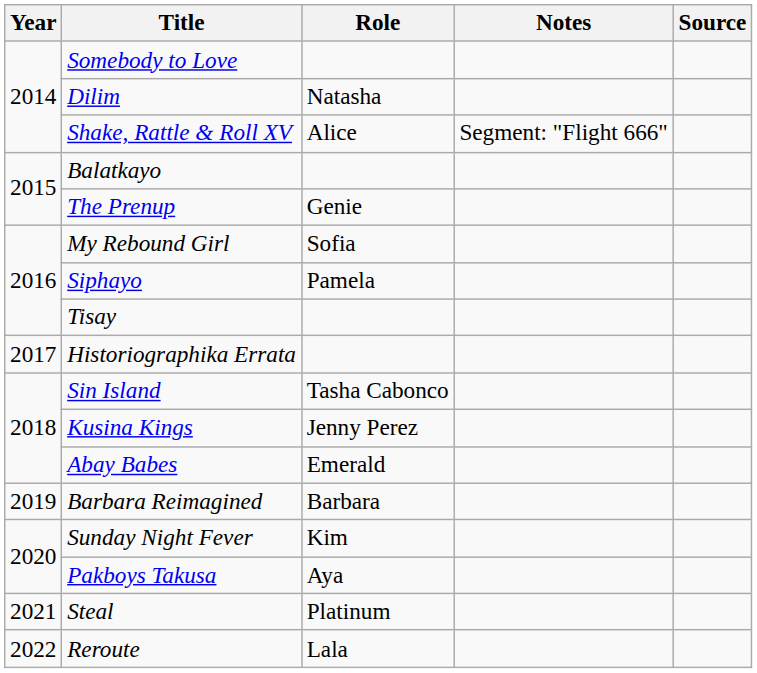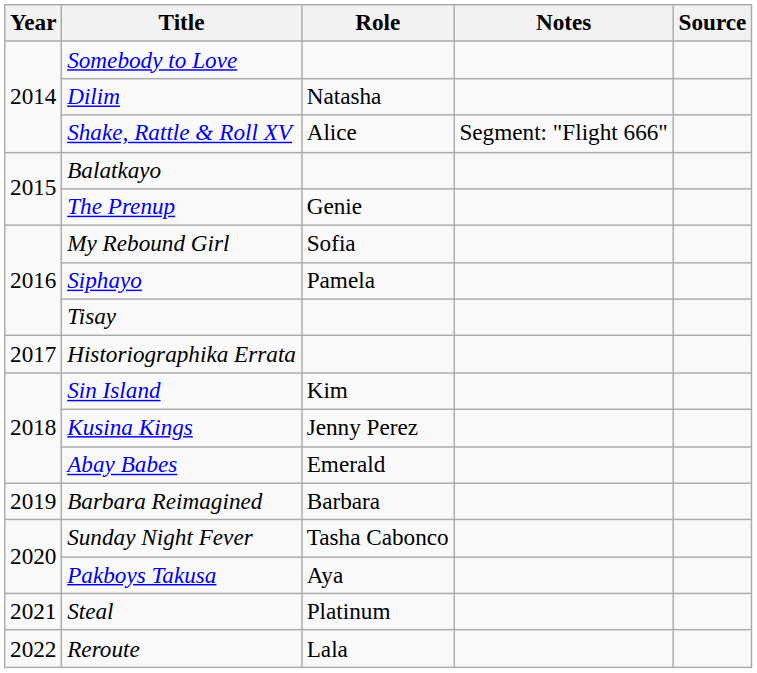(378, 390) Tasha Cabonco -> (327, 390) Kim
(327, 538) Kim -> (378, 538) Tasha Cabonco
